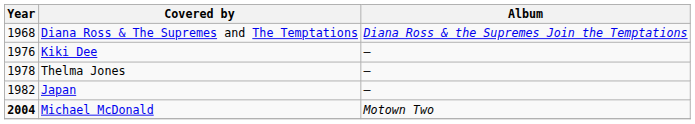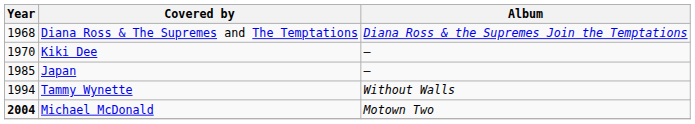(21, 52) 1976 -> (21, 52) 1970
- row: (83, 71)
(21, 90) 1982 -> (21, 71) 1985
+ row: (87, 90)
